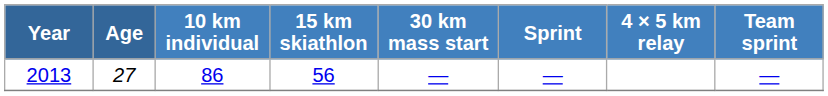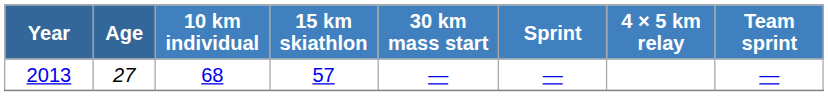(212, 75) 86 -> (212, 75) 68
(324, 75) 56 -> (324, 75) 57
